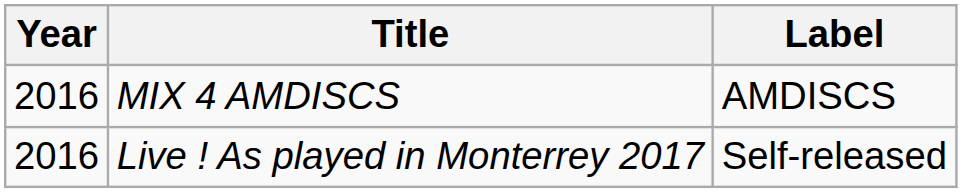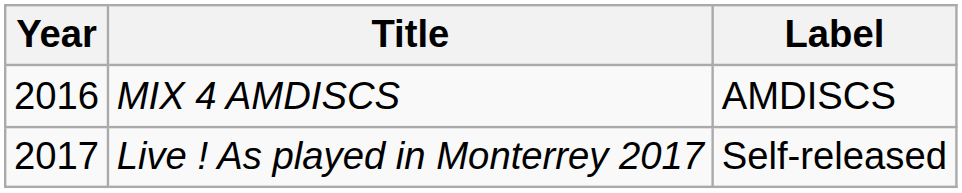(57, 156) 2016 -> (57, 156) 2017
